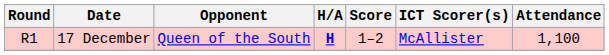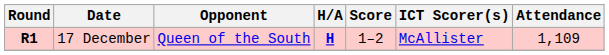(29, 39) normal -> (29, 39) bold
(559, 39) 1,100 -> (559, 39) 1,109
